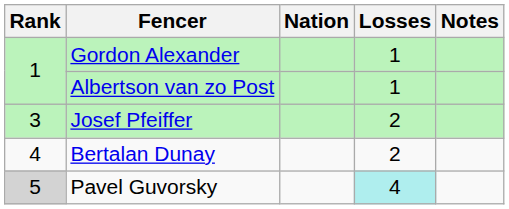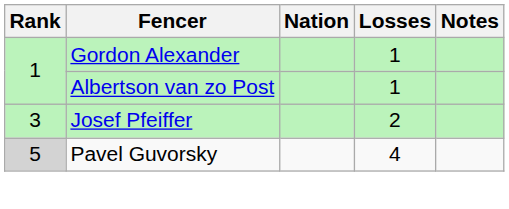- row: (143, 154)
(395, 187) paleturquoise background -> (395, 154) no background
